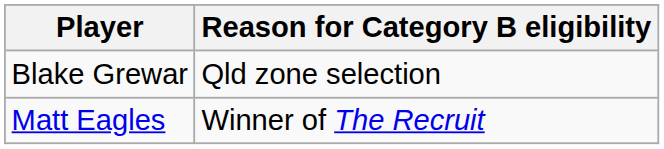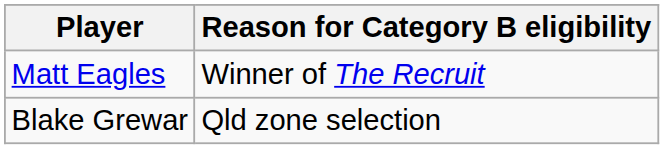rows swapped: (89, 119) <-> (100, 73)
